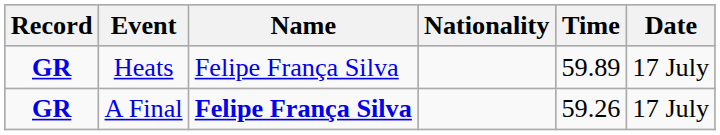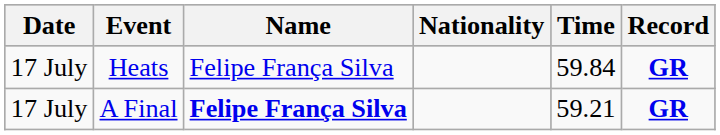columns swapped: (671, 25) <-> (52, 25)
(591, 66) 59.89 -> (586, 66) 59.84
(591, 108) 59.26 -> (586, 108) 59.21
